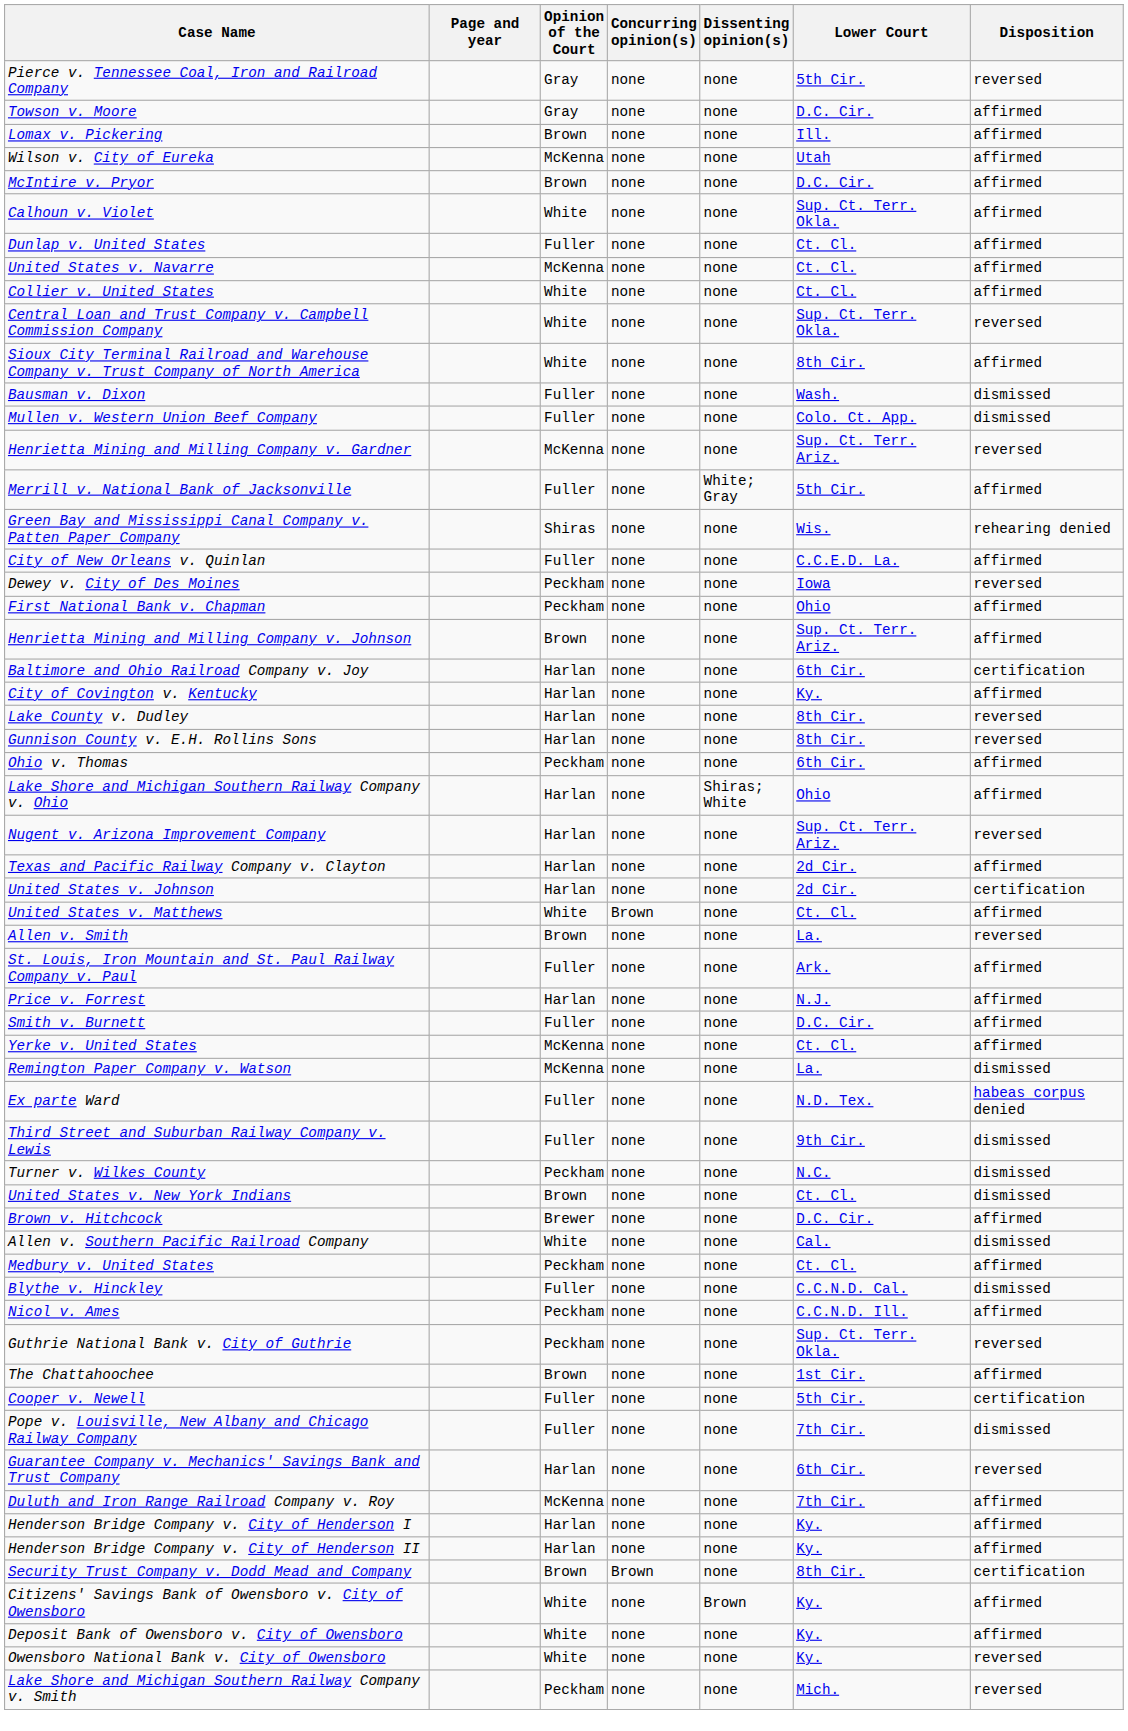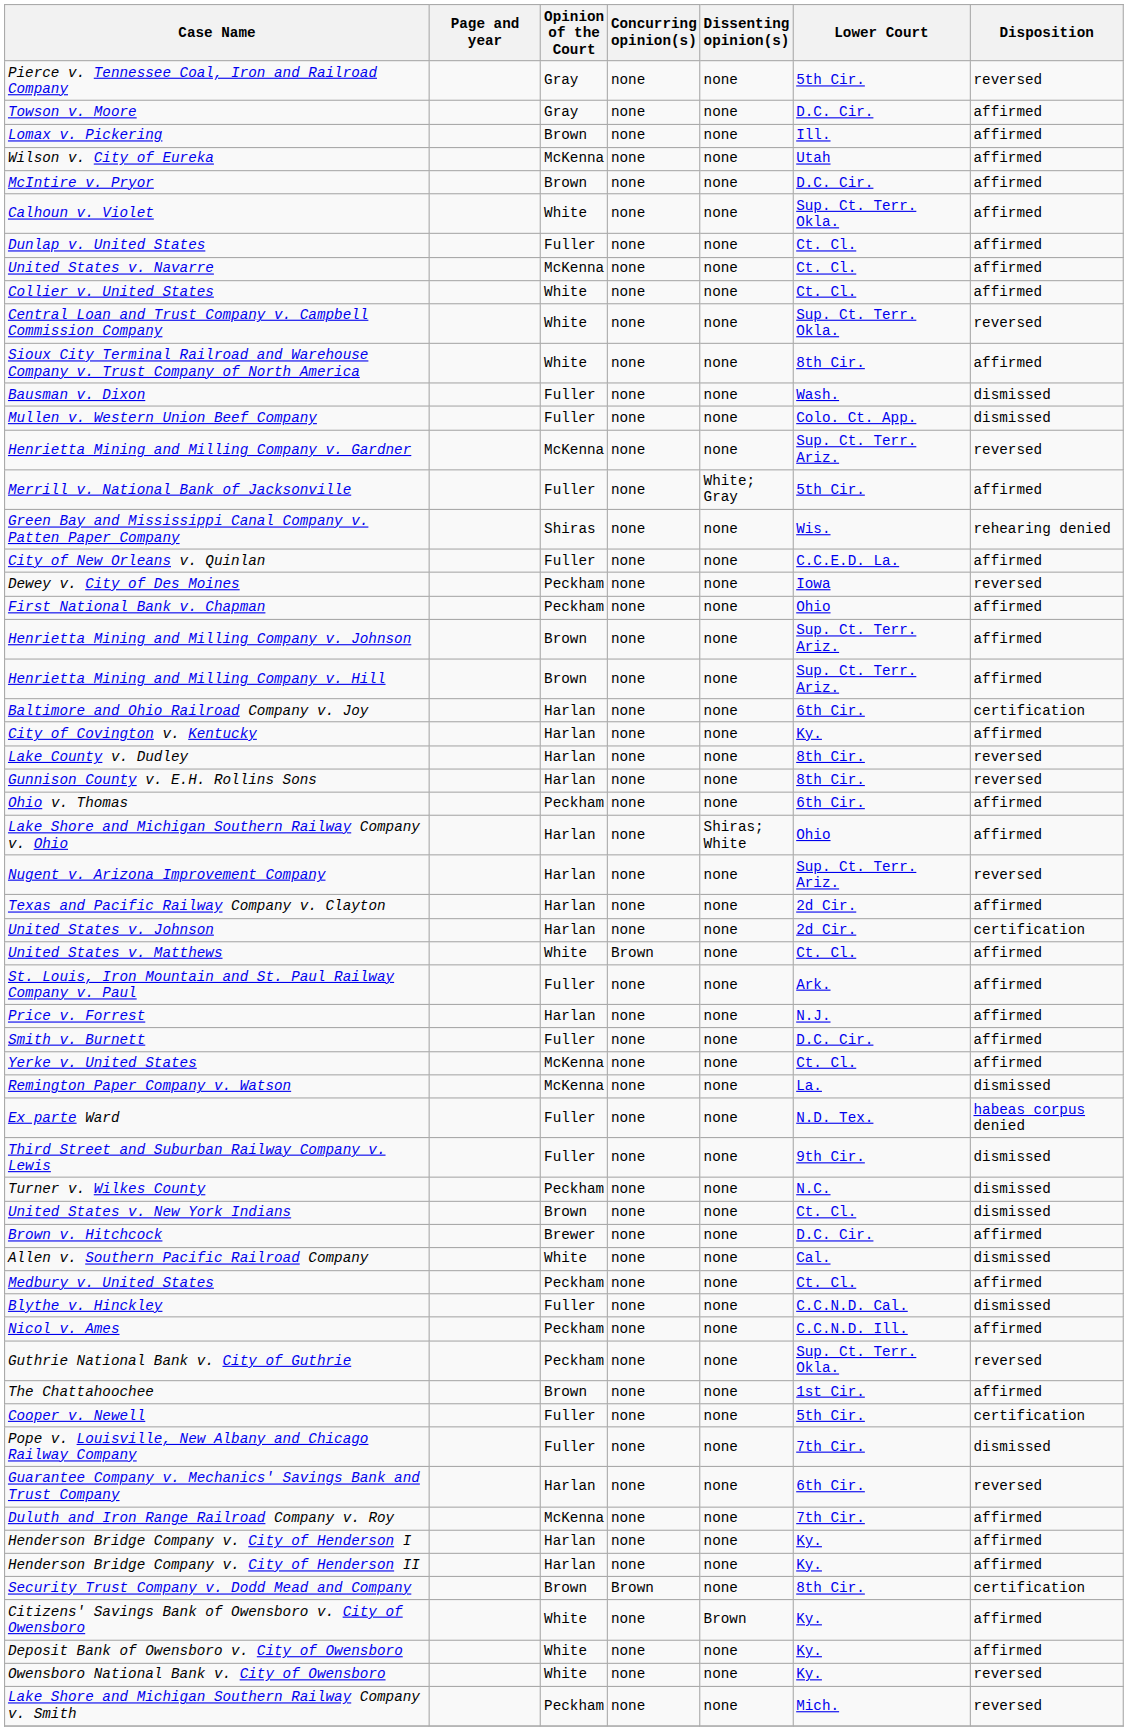+ row: (197, 679)
- row: (68, 937)
